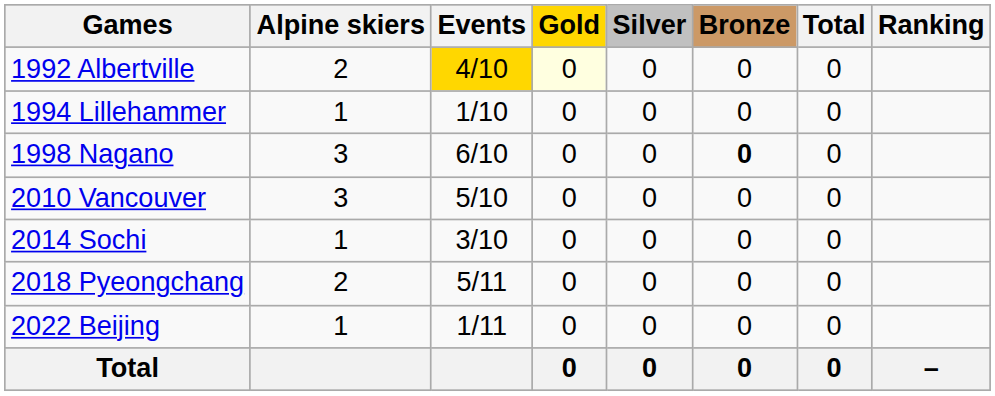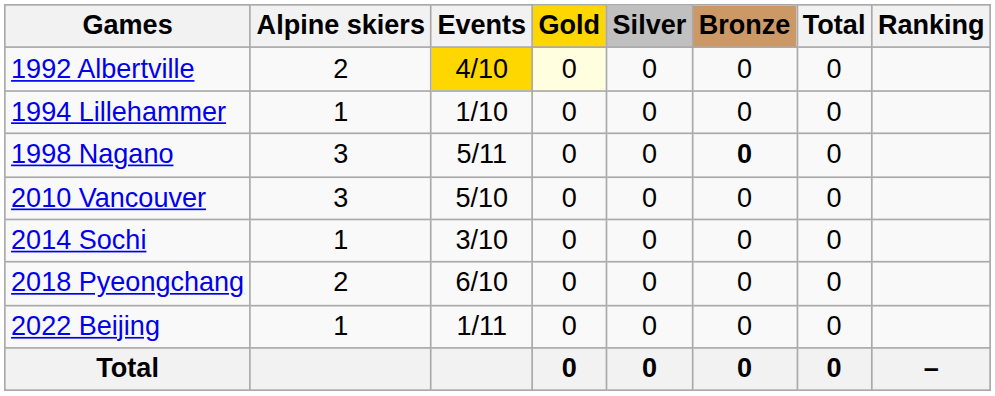(482, 154) 6/10 -> (482, 154) 5/11
(482, 283) 5/11 -> (482, 283) 6/10
